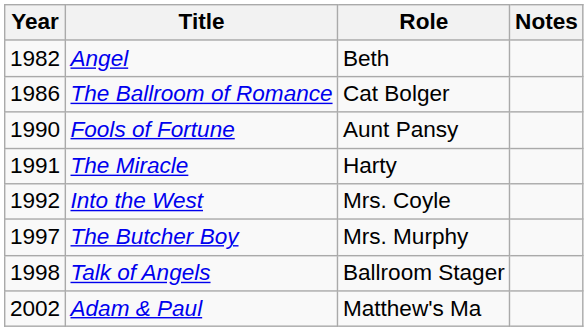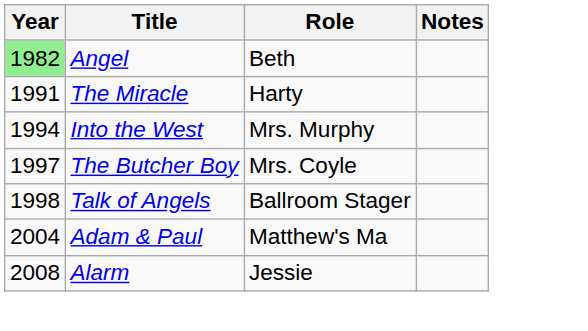(35, 58) no background -> (35, 58) lightgreen background
- row: (202, 93)
- row: (153, 129)
(35, 201) 1992 -> (35, 129) 1994
(397, 201) Mrs. Coyle -> (312, 129) Mrs. Murphy
(406, 237) Mrs. Murphy -> (303, 165) Mrs. Coyle
(35, 308) 2002 -> (35, 237) 2004
+ row: (100, 272)
